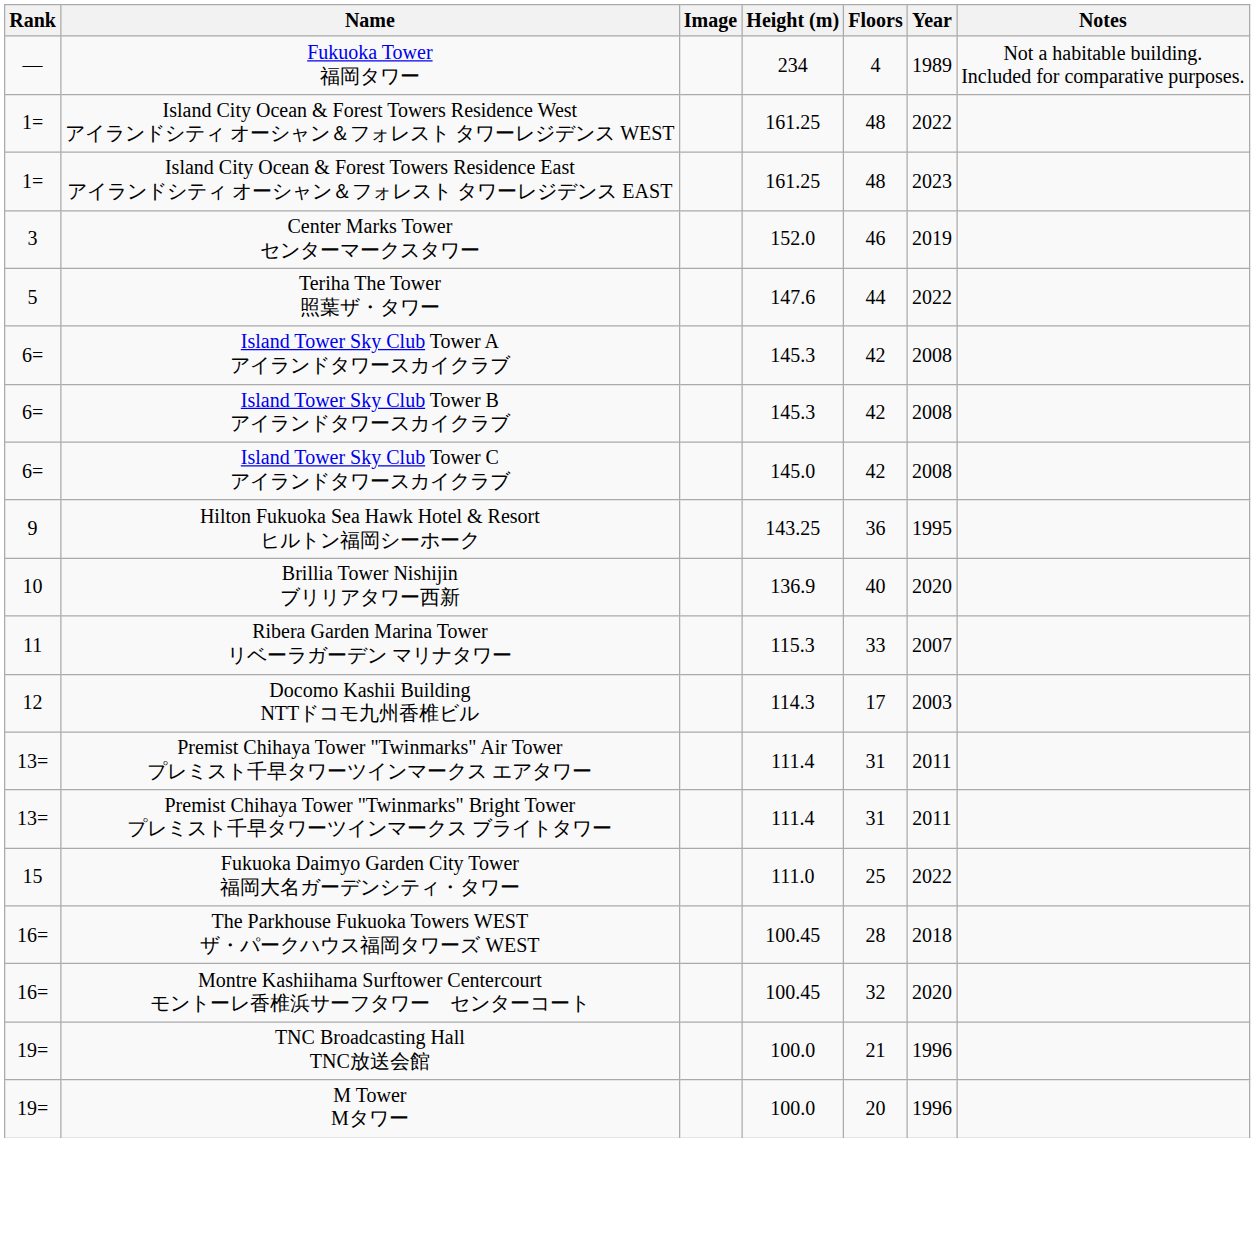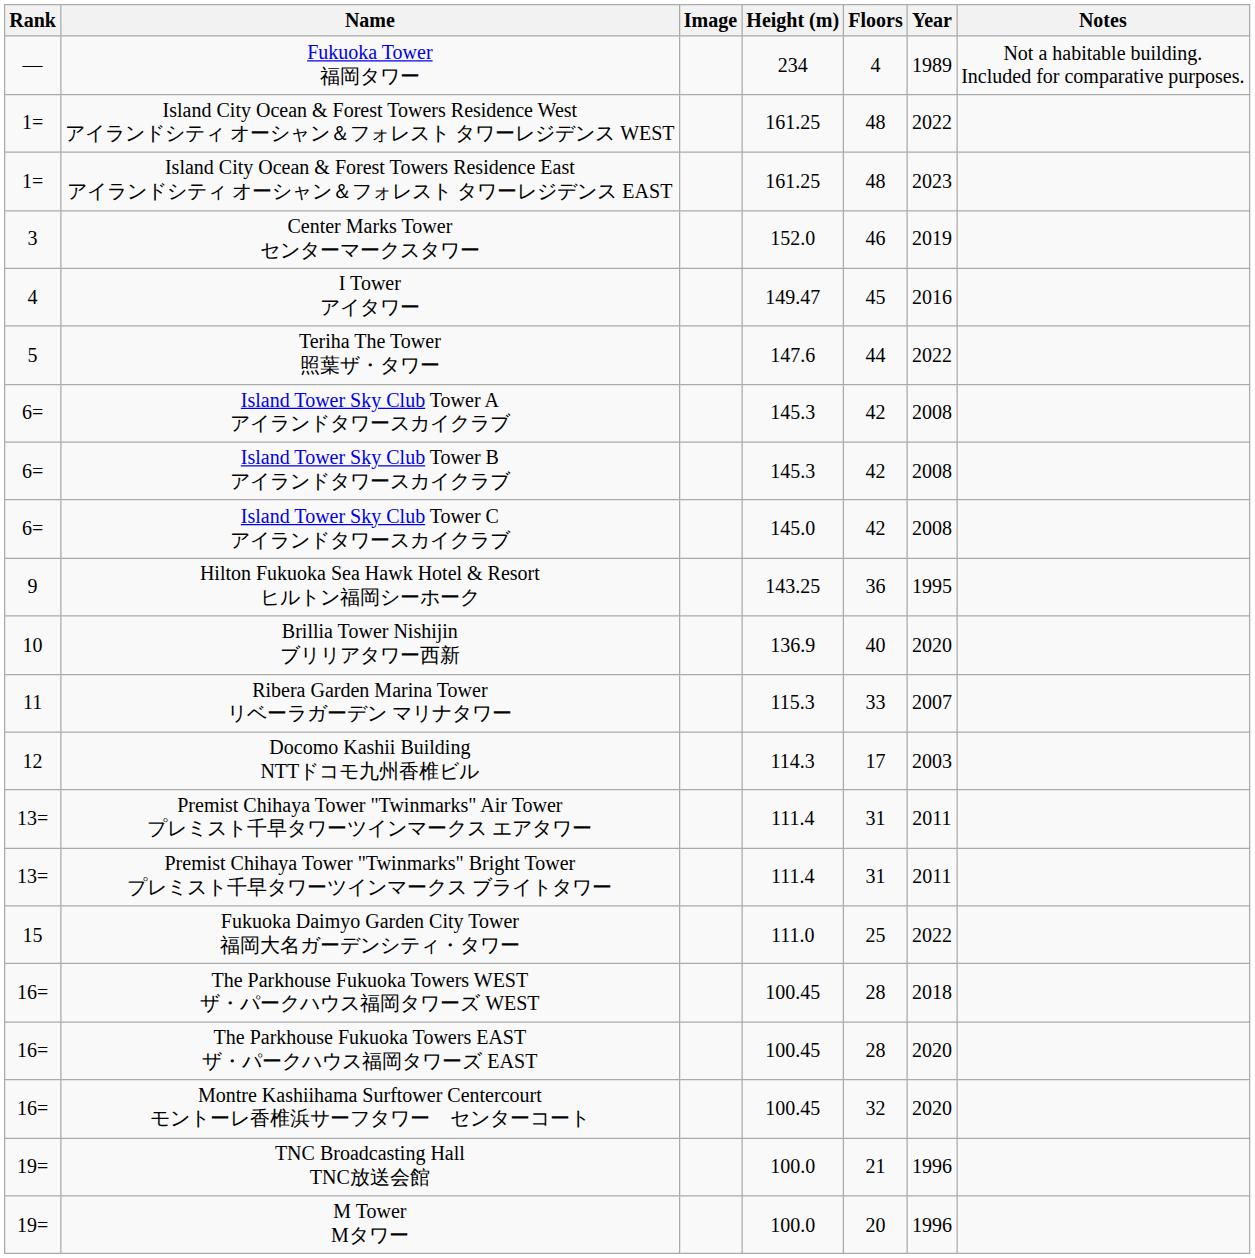+ row: (370, 295)
+ row: (370, 1049)
